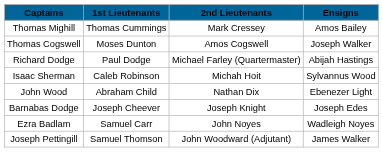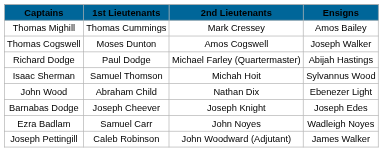(126, 76) Caleb Robinson -> (126, 76) Samuel Thomson
(126, 139) Samuel Thomson -> (126, 139) Caleb Robinson
